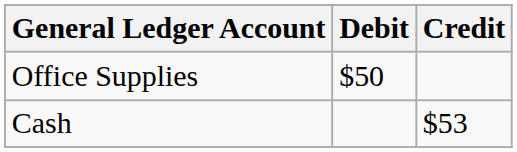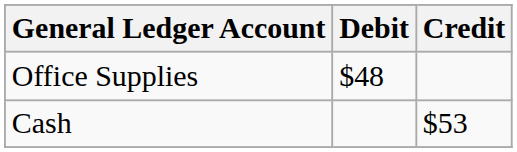(362, 75) $50 -> (362, 75) $48
